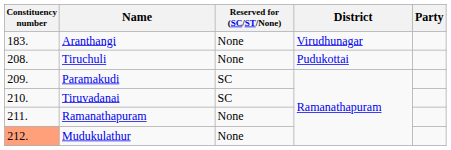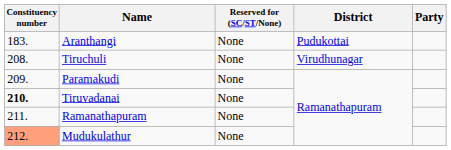(330, 40) Virudhunagar -> (323, 40) Pudukottai
(323, 59) Pudukottai -> (330, 59) Virudhunagar
(225, 78) SC -> (231, 78) None
(18, 97) normal -> (18, 97) bold
(225, 97) SC -> (231, 97) None
